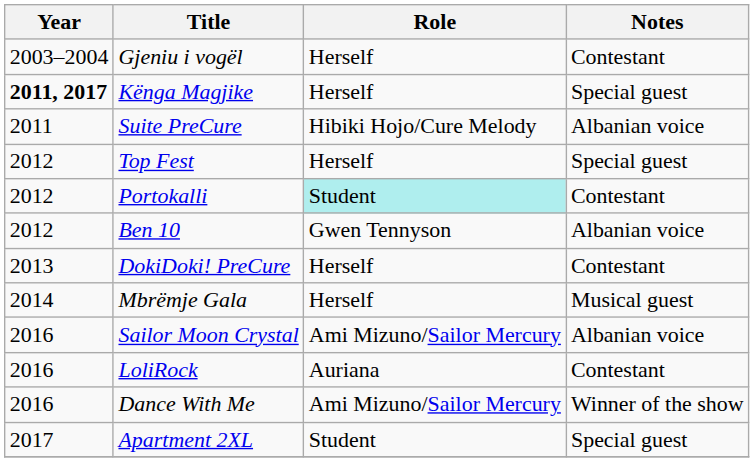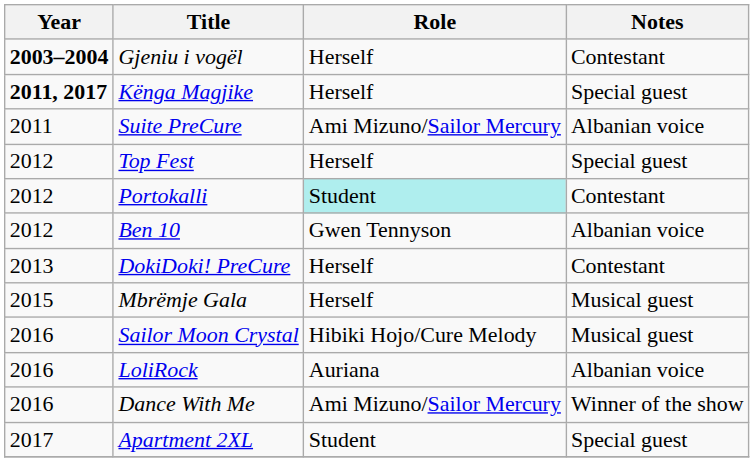(59, 56) normal -> (59, 56) bold
(423, 126) Hibiki Hojo/Cure Melody -> (435, 126) Ami Mizuno/Sailor Mercury
(32, 299) 2014 -> (32, 299) 2015
(435, 334) Ami Mizuno/Sailor Mercury -> (423, 334) Hibiki Hojo/Cure Melody
(638, 334) Albanian voice -> (632, 334) Musical guest
(618, 369) Contestant -> (638, 369) Albanian voice
